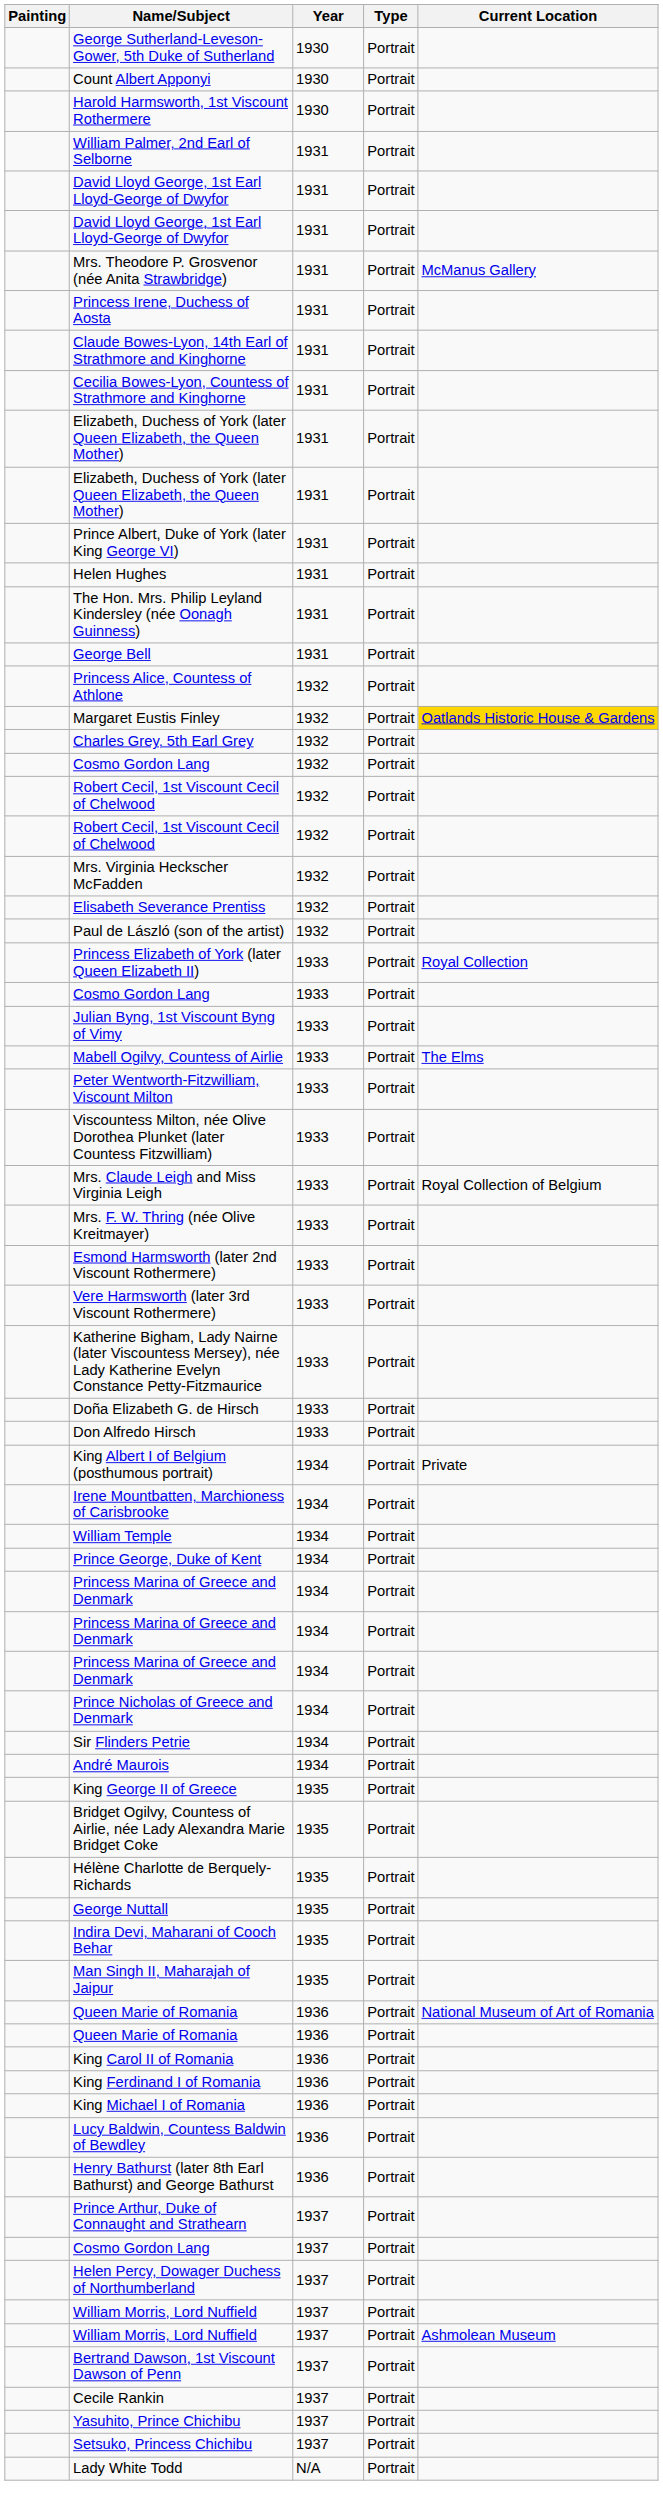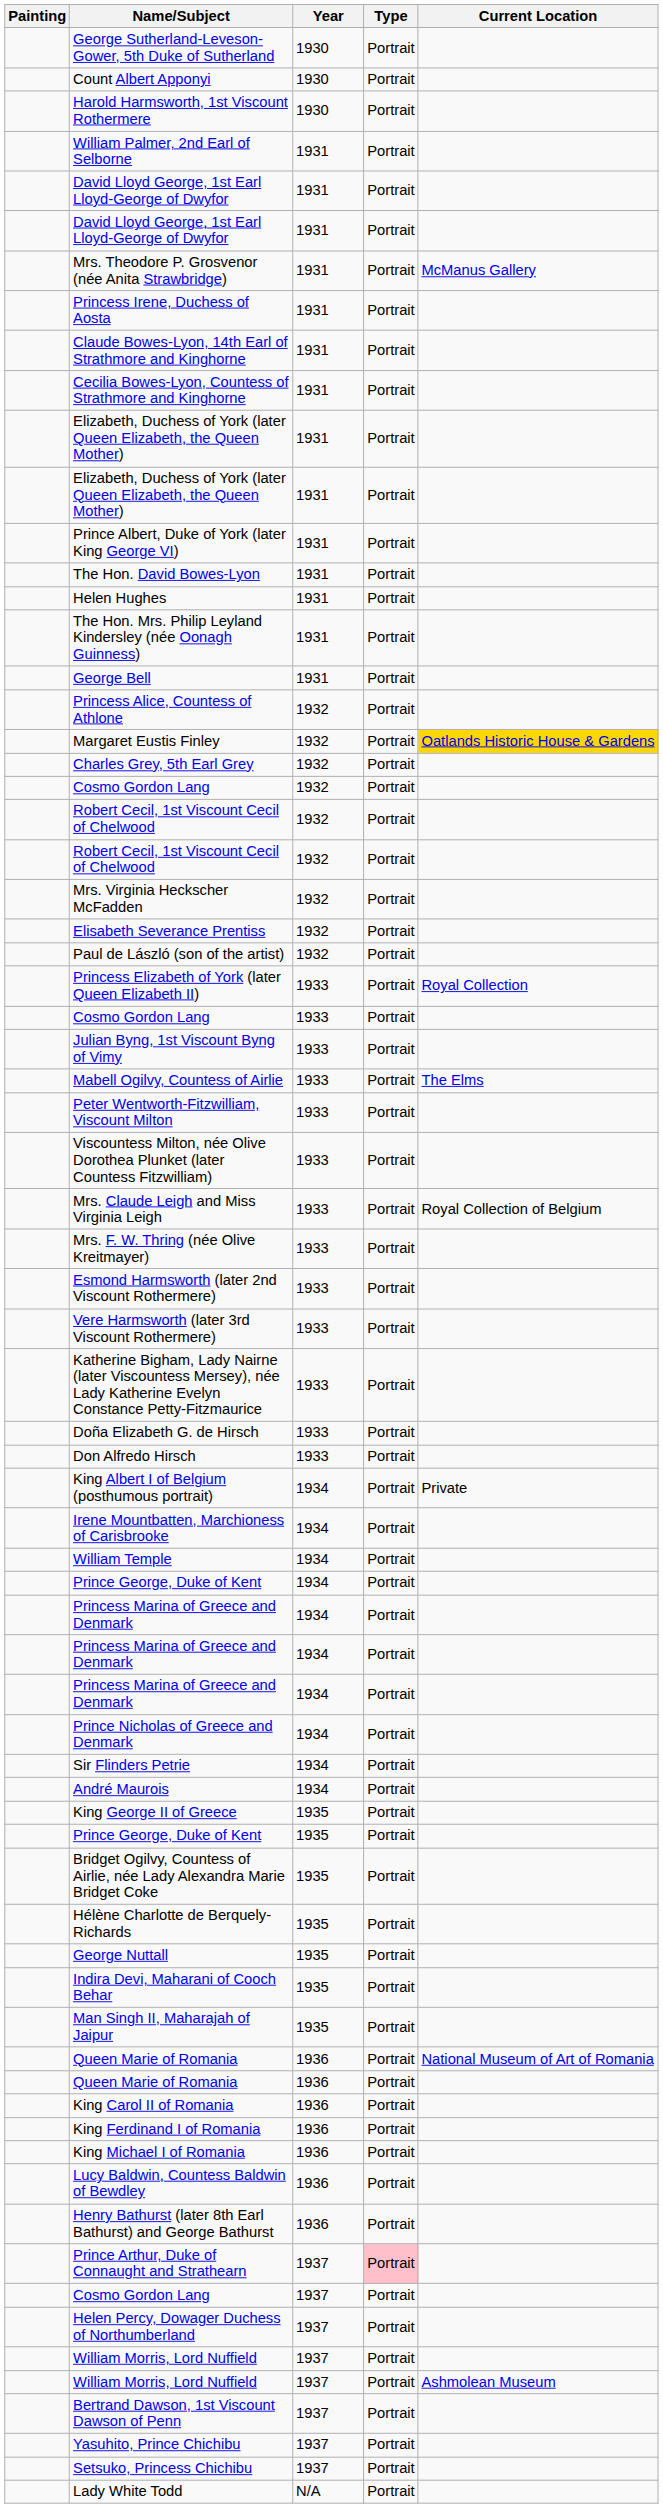+ row: (166, 574)
+ row: (167, 1836)
(391, 2217) no background -> (391, 2263) pink background
- row: (118, 2398)
